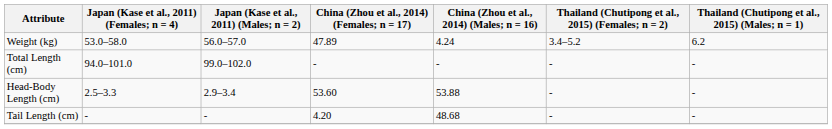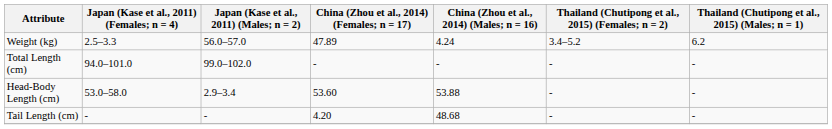(106, 41) 53.0–58.0 -> (100, 41) 2.5–3.3
(100, 92) 2.5–3.3 -> (106, 92) 53.0–58.0
